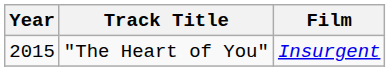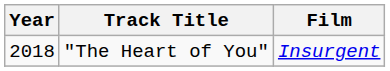(32, 51) 2015 -> (32, 51) 2018
